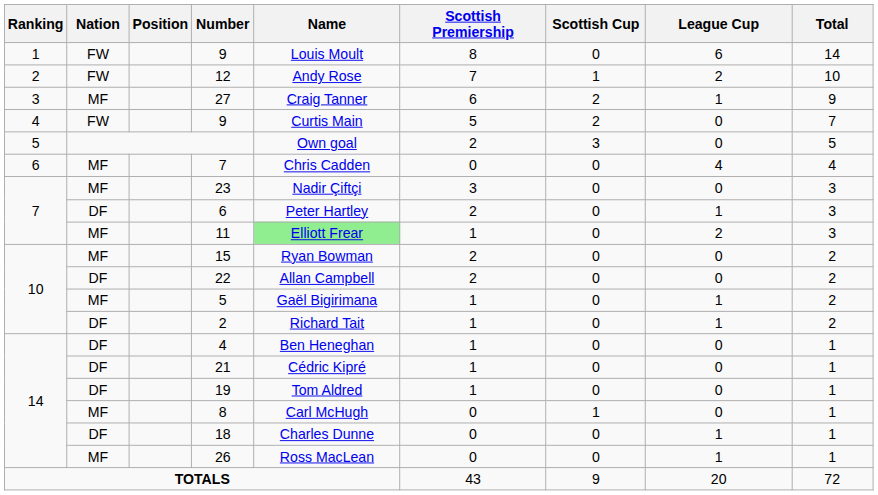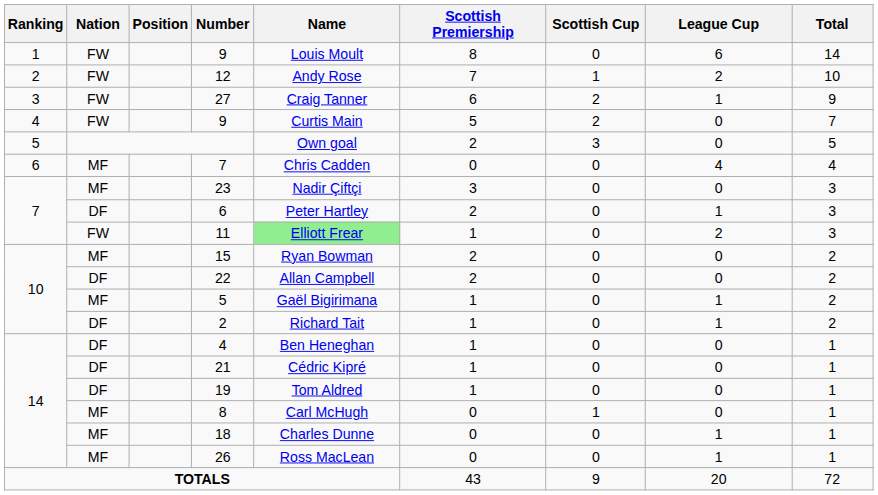(98, 99) MF -> (98, 99) FW
(98, 233) MF -> (98, 233) FW
(98, 434) DF -> (98, 434) MF
